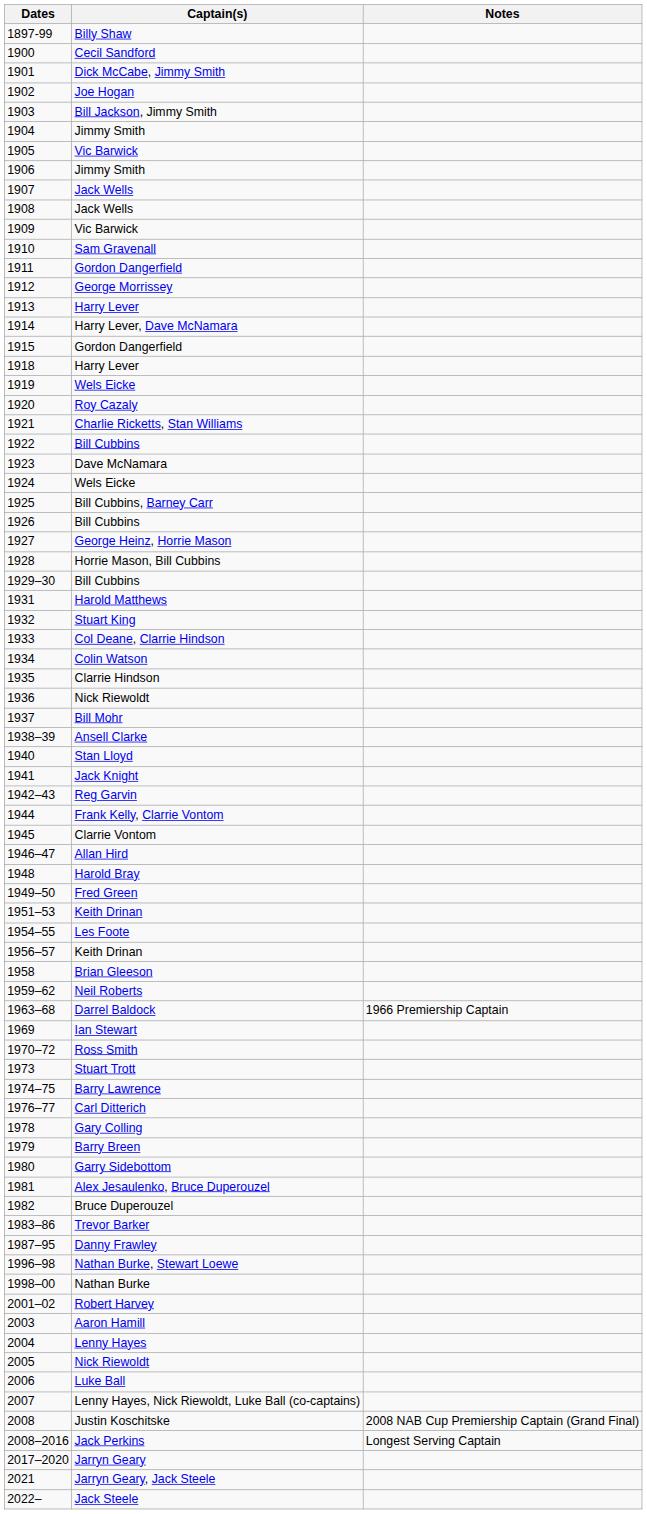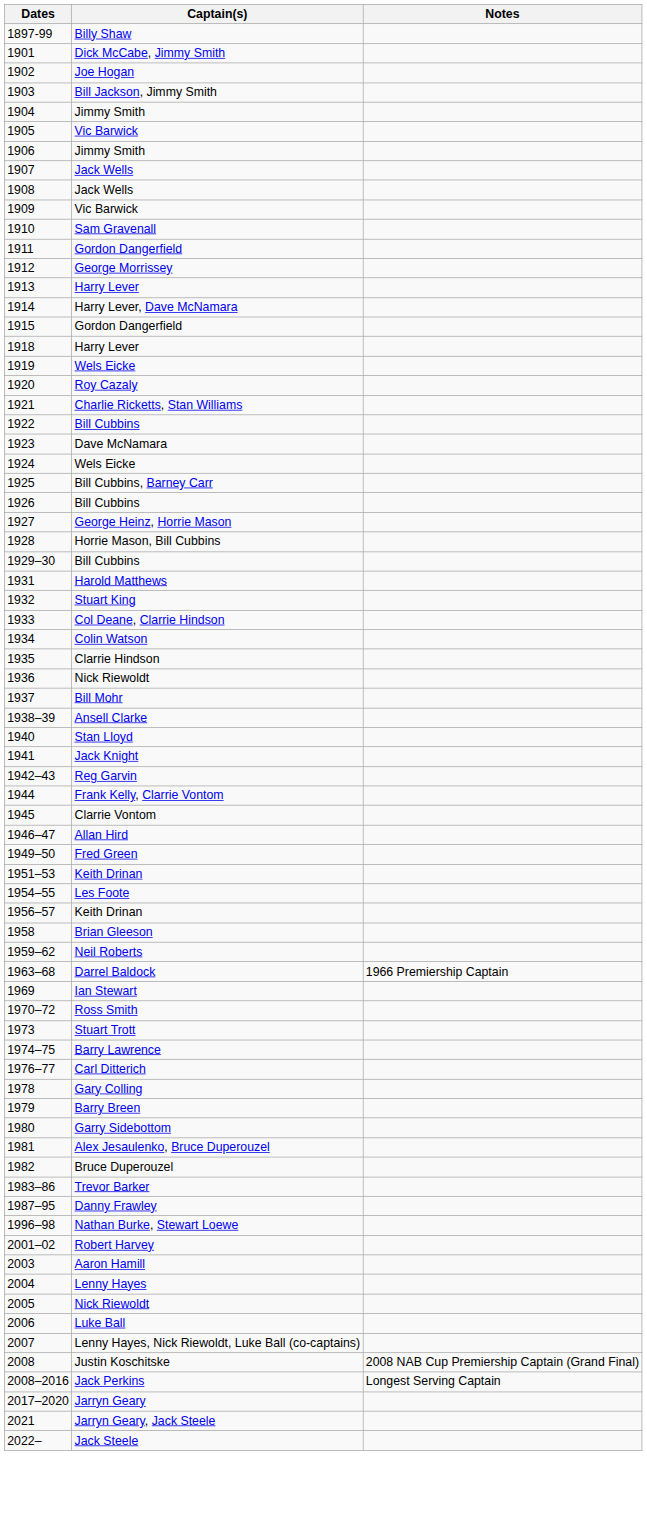- row: (21, 53)
- row: (21, 873)
- row: (31, 1284)
